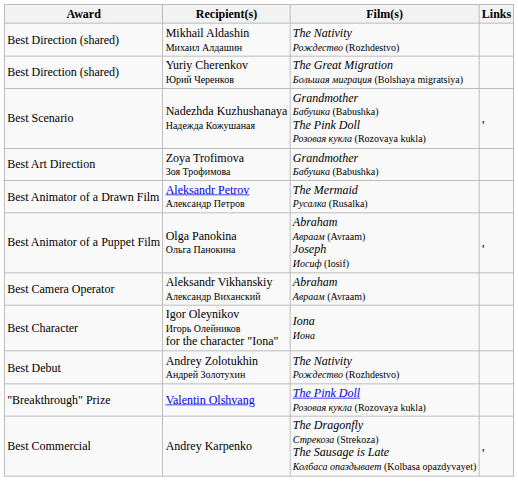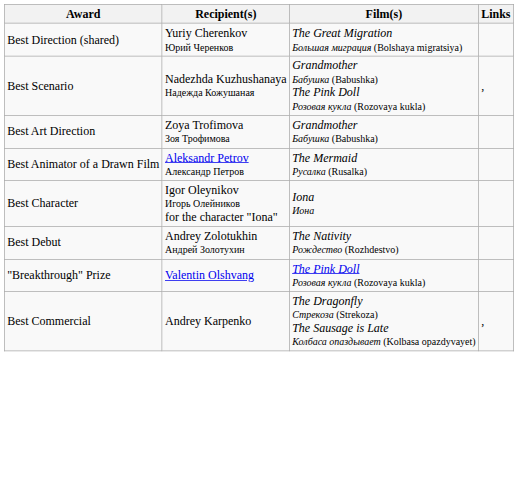- row: (208, 39)
- row: (201, 242)
- row: (219, 288)
